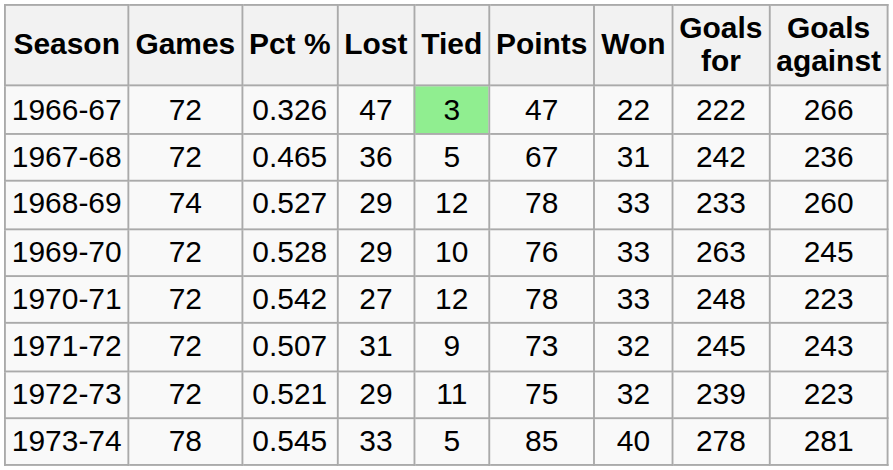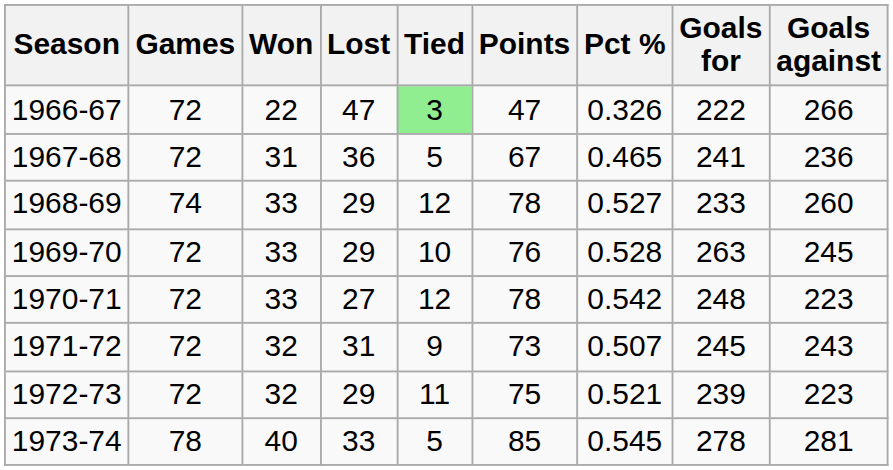columns swapped: (633, 45) <-> (290, 45)
(721, 156) 242 -> (721, 156) 241
